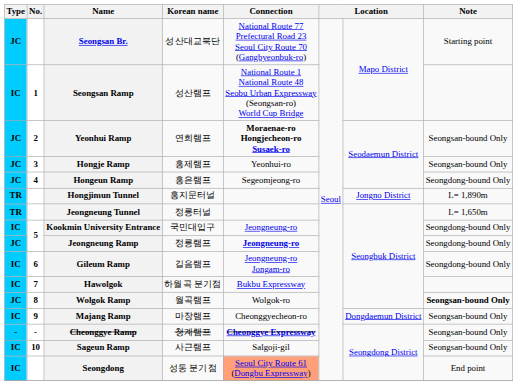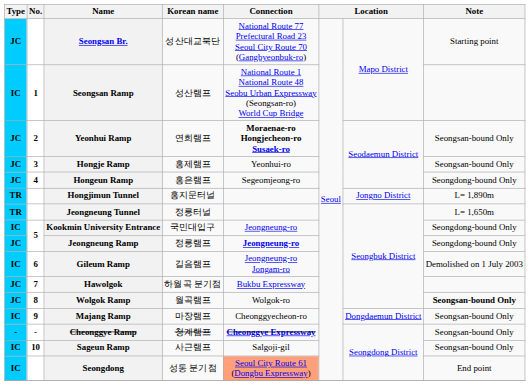(468, 263) Seongdong-bound Only -> (474, 263) Demolished on 1 July 2003
(16, 284) IC -> (16, 284) JC
